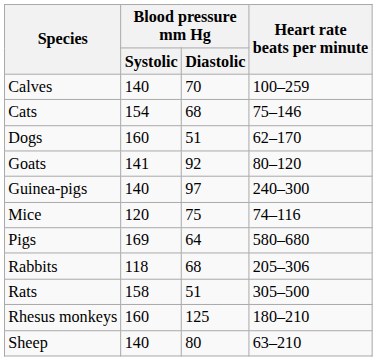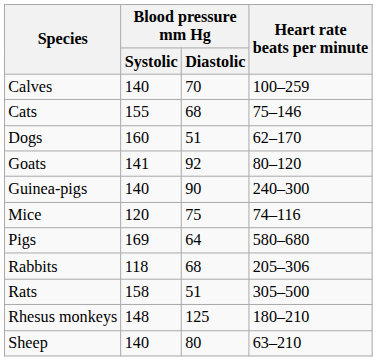(137, 112) 154 -> (137, 112) 155
(193, 189) 97 -> (193, 189) 90
(137, 317) 160 -> (137, 317) 148
